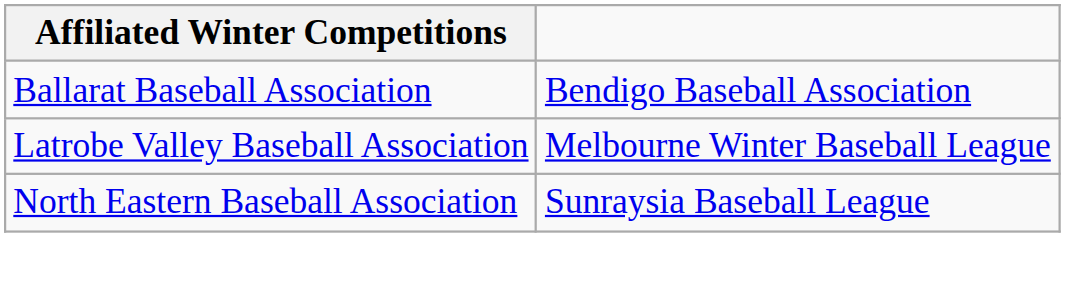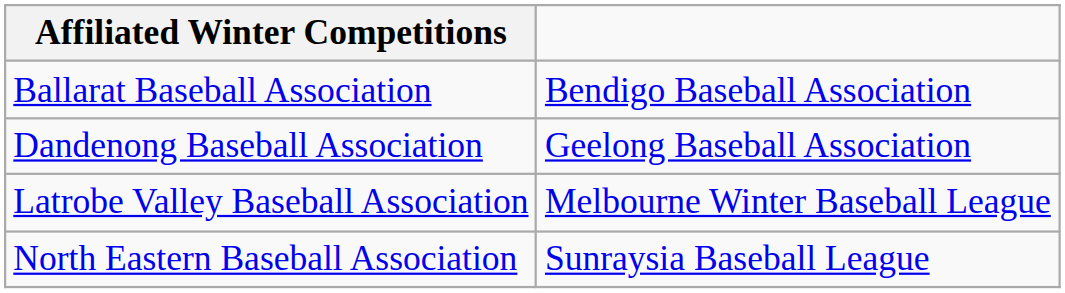+ row: (248, 145)
